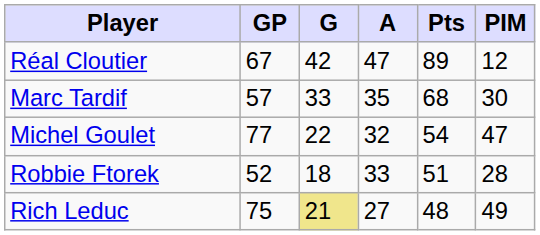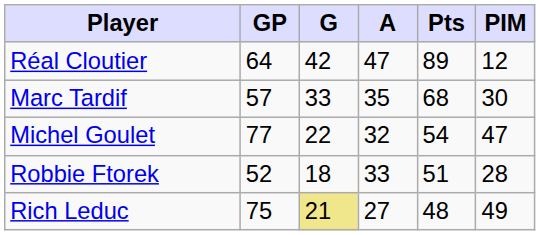(259, 60) 67 -> (259, 60) 64
